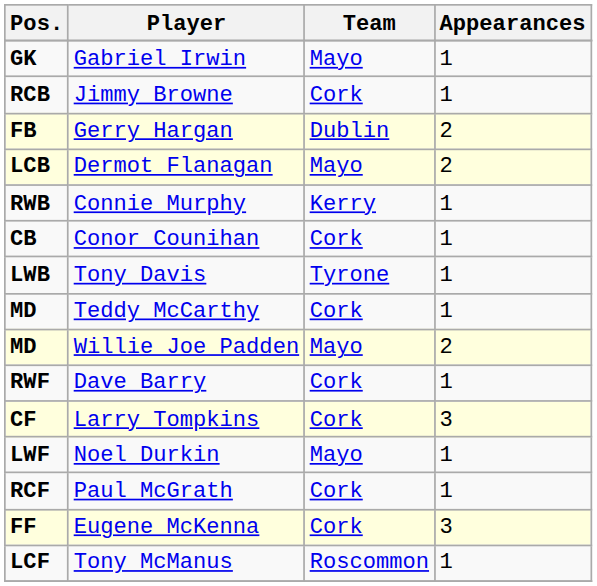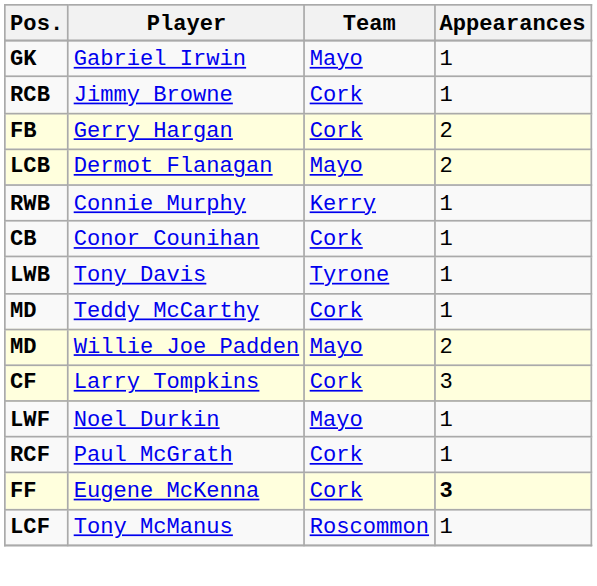(349, 131) Dublin -> (336, 131) Cork
- row: (140, 383)
(446, 527) normal -> (446, 491) bold
